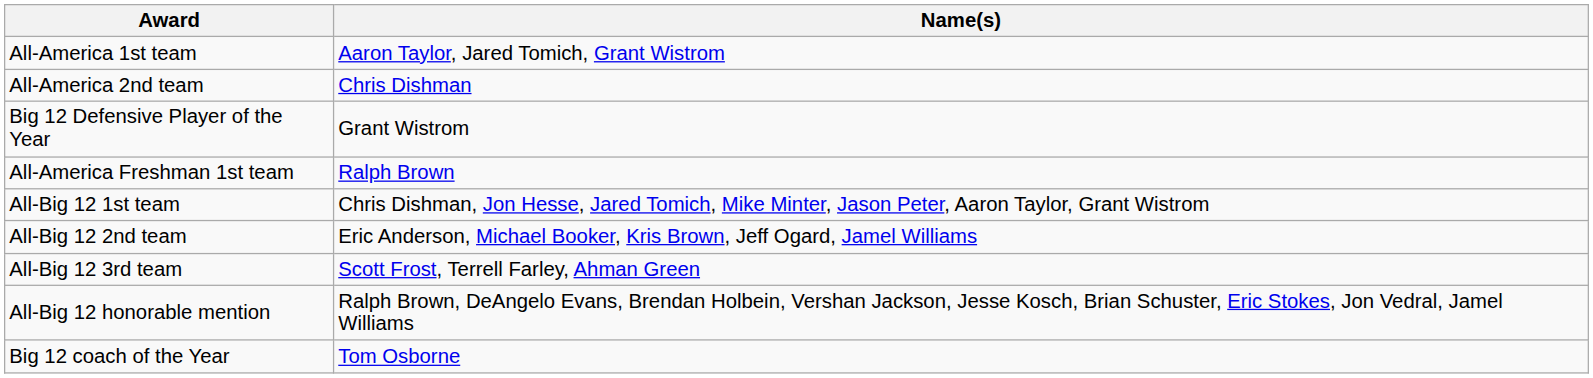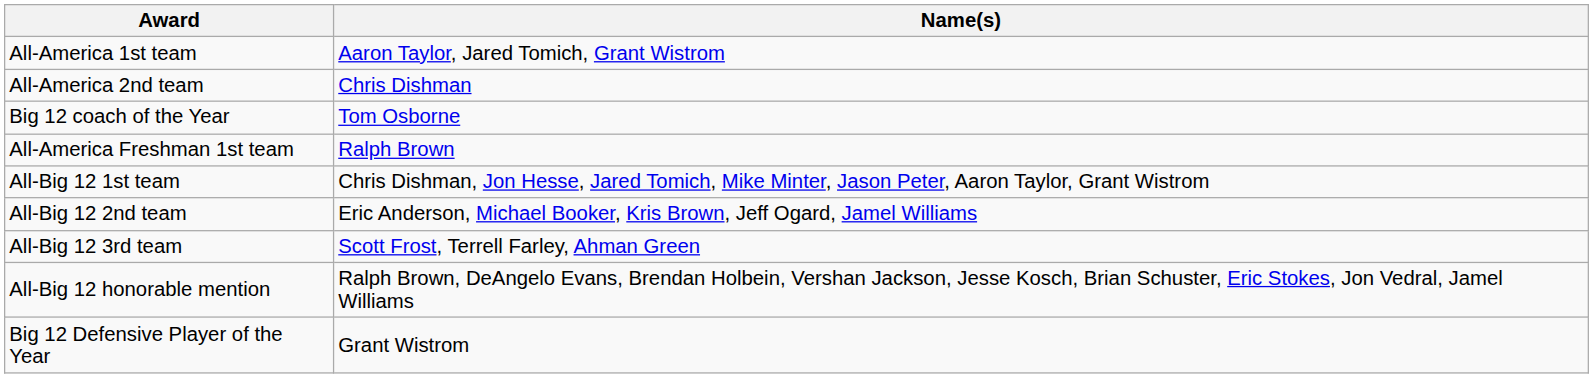rows swapped: (146, 128) <-> (119, 356)
